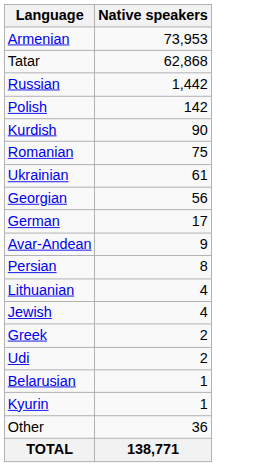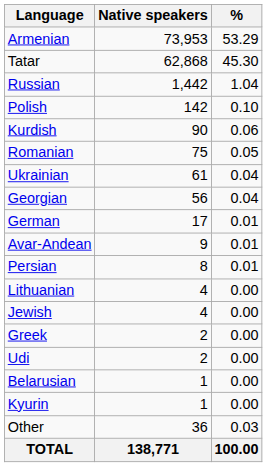+ column: (237, 15)
